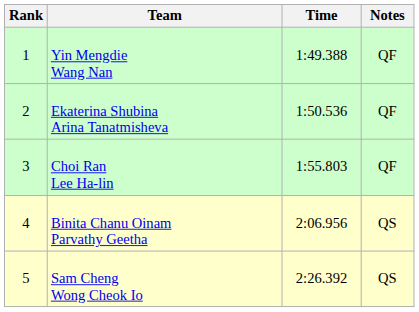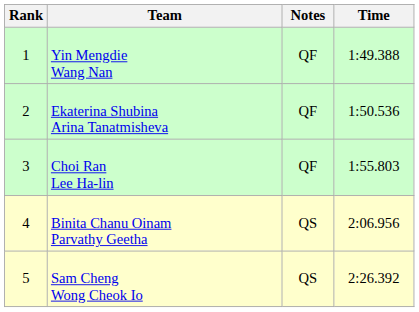columns swapped: (322, 16) <-> (387, 16)
